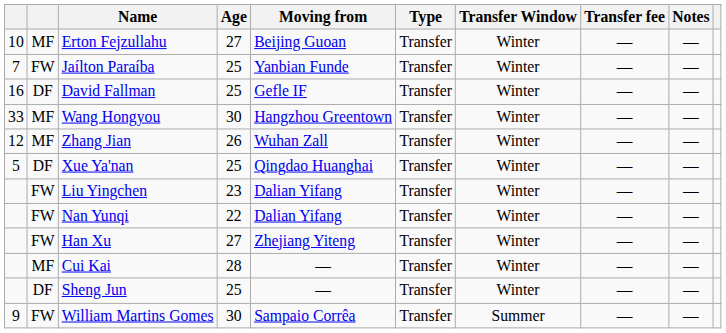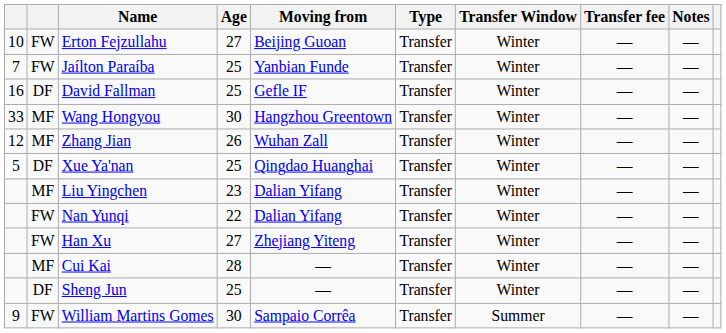(43, 41) MF -> (43, 41) FW
(43, 191) FW -> (43, 191) MF
